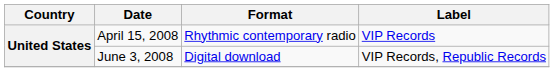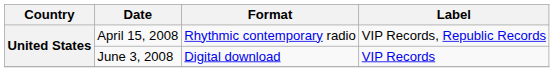(398, 35) VIP Records -> (454, 35) VIP Records, Republic Records
(454, 56) VIP Records, Republic Records -> (398, 56) VIP Records
